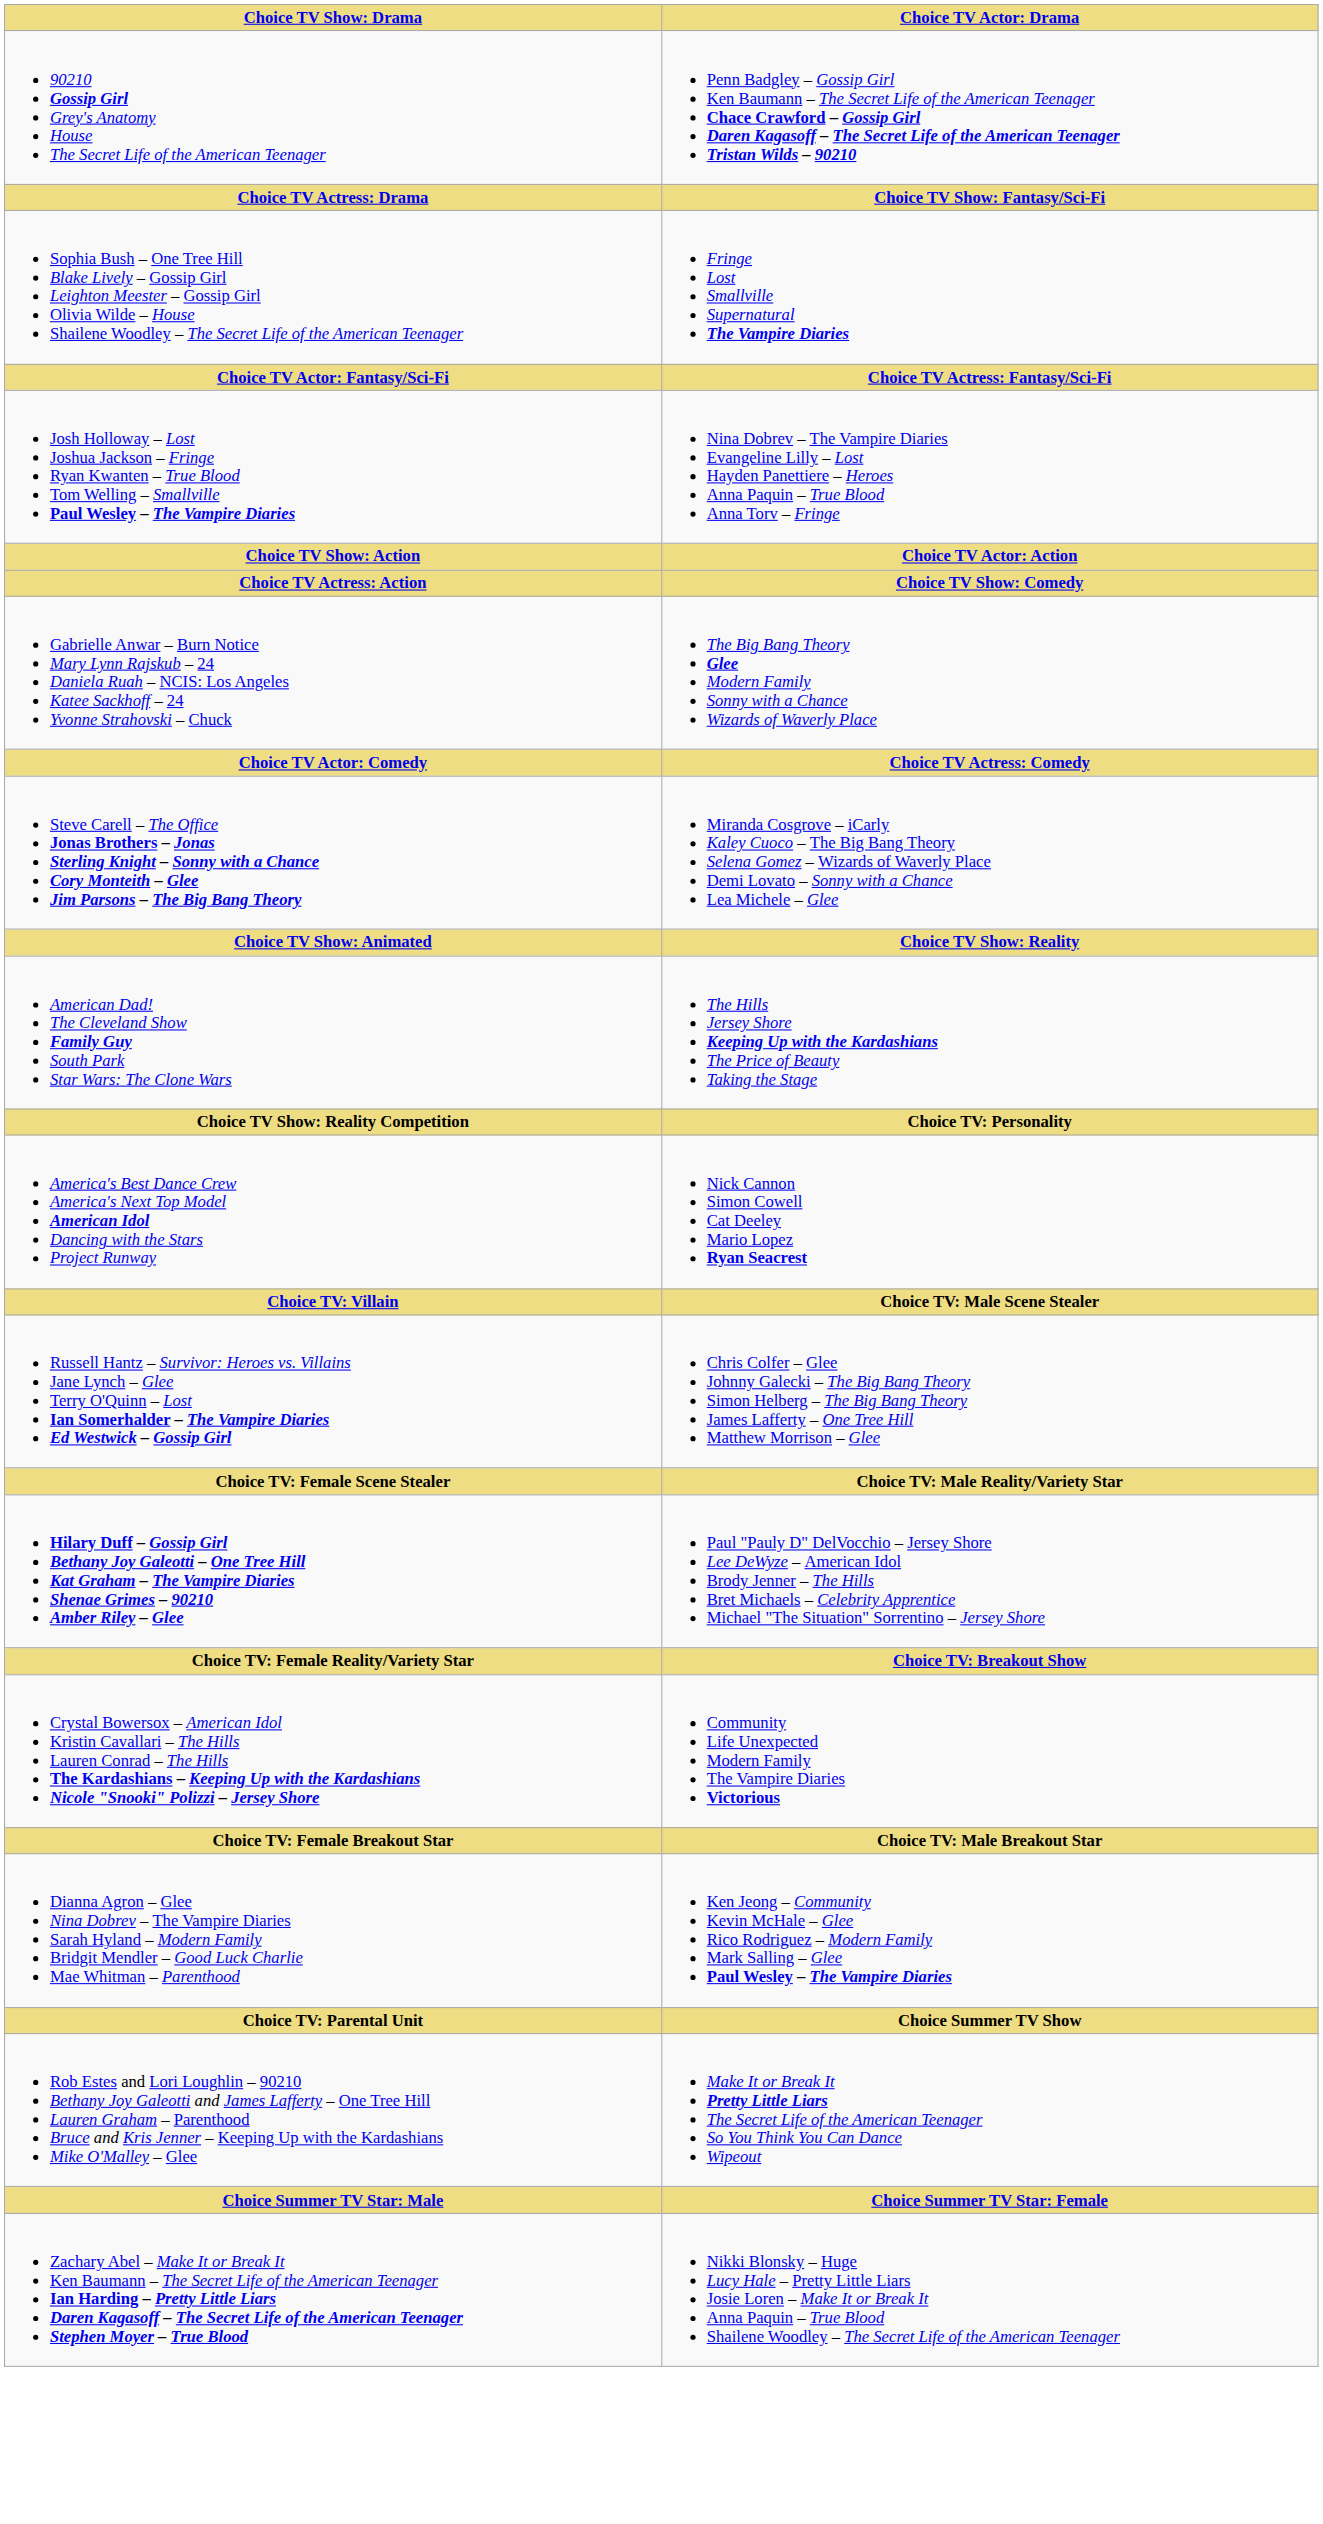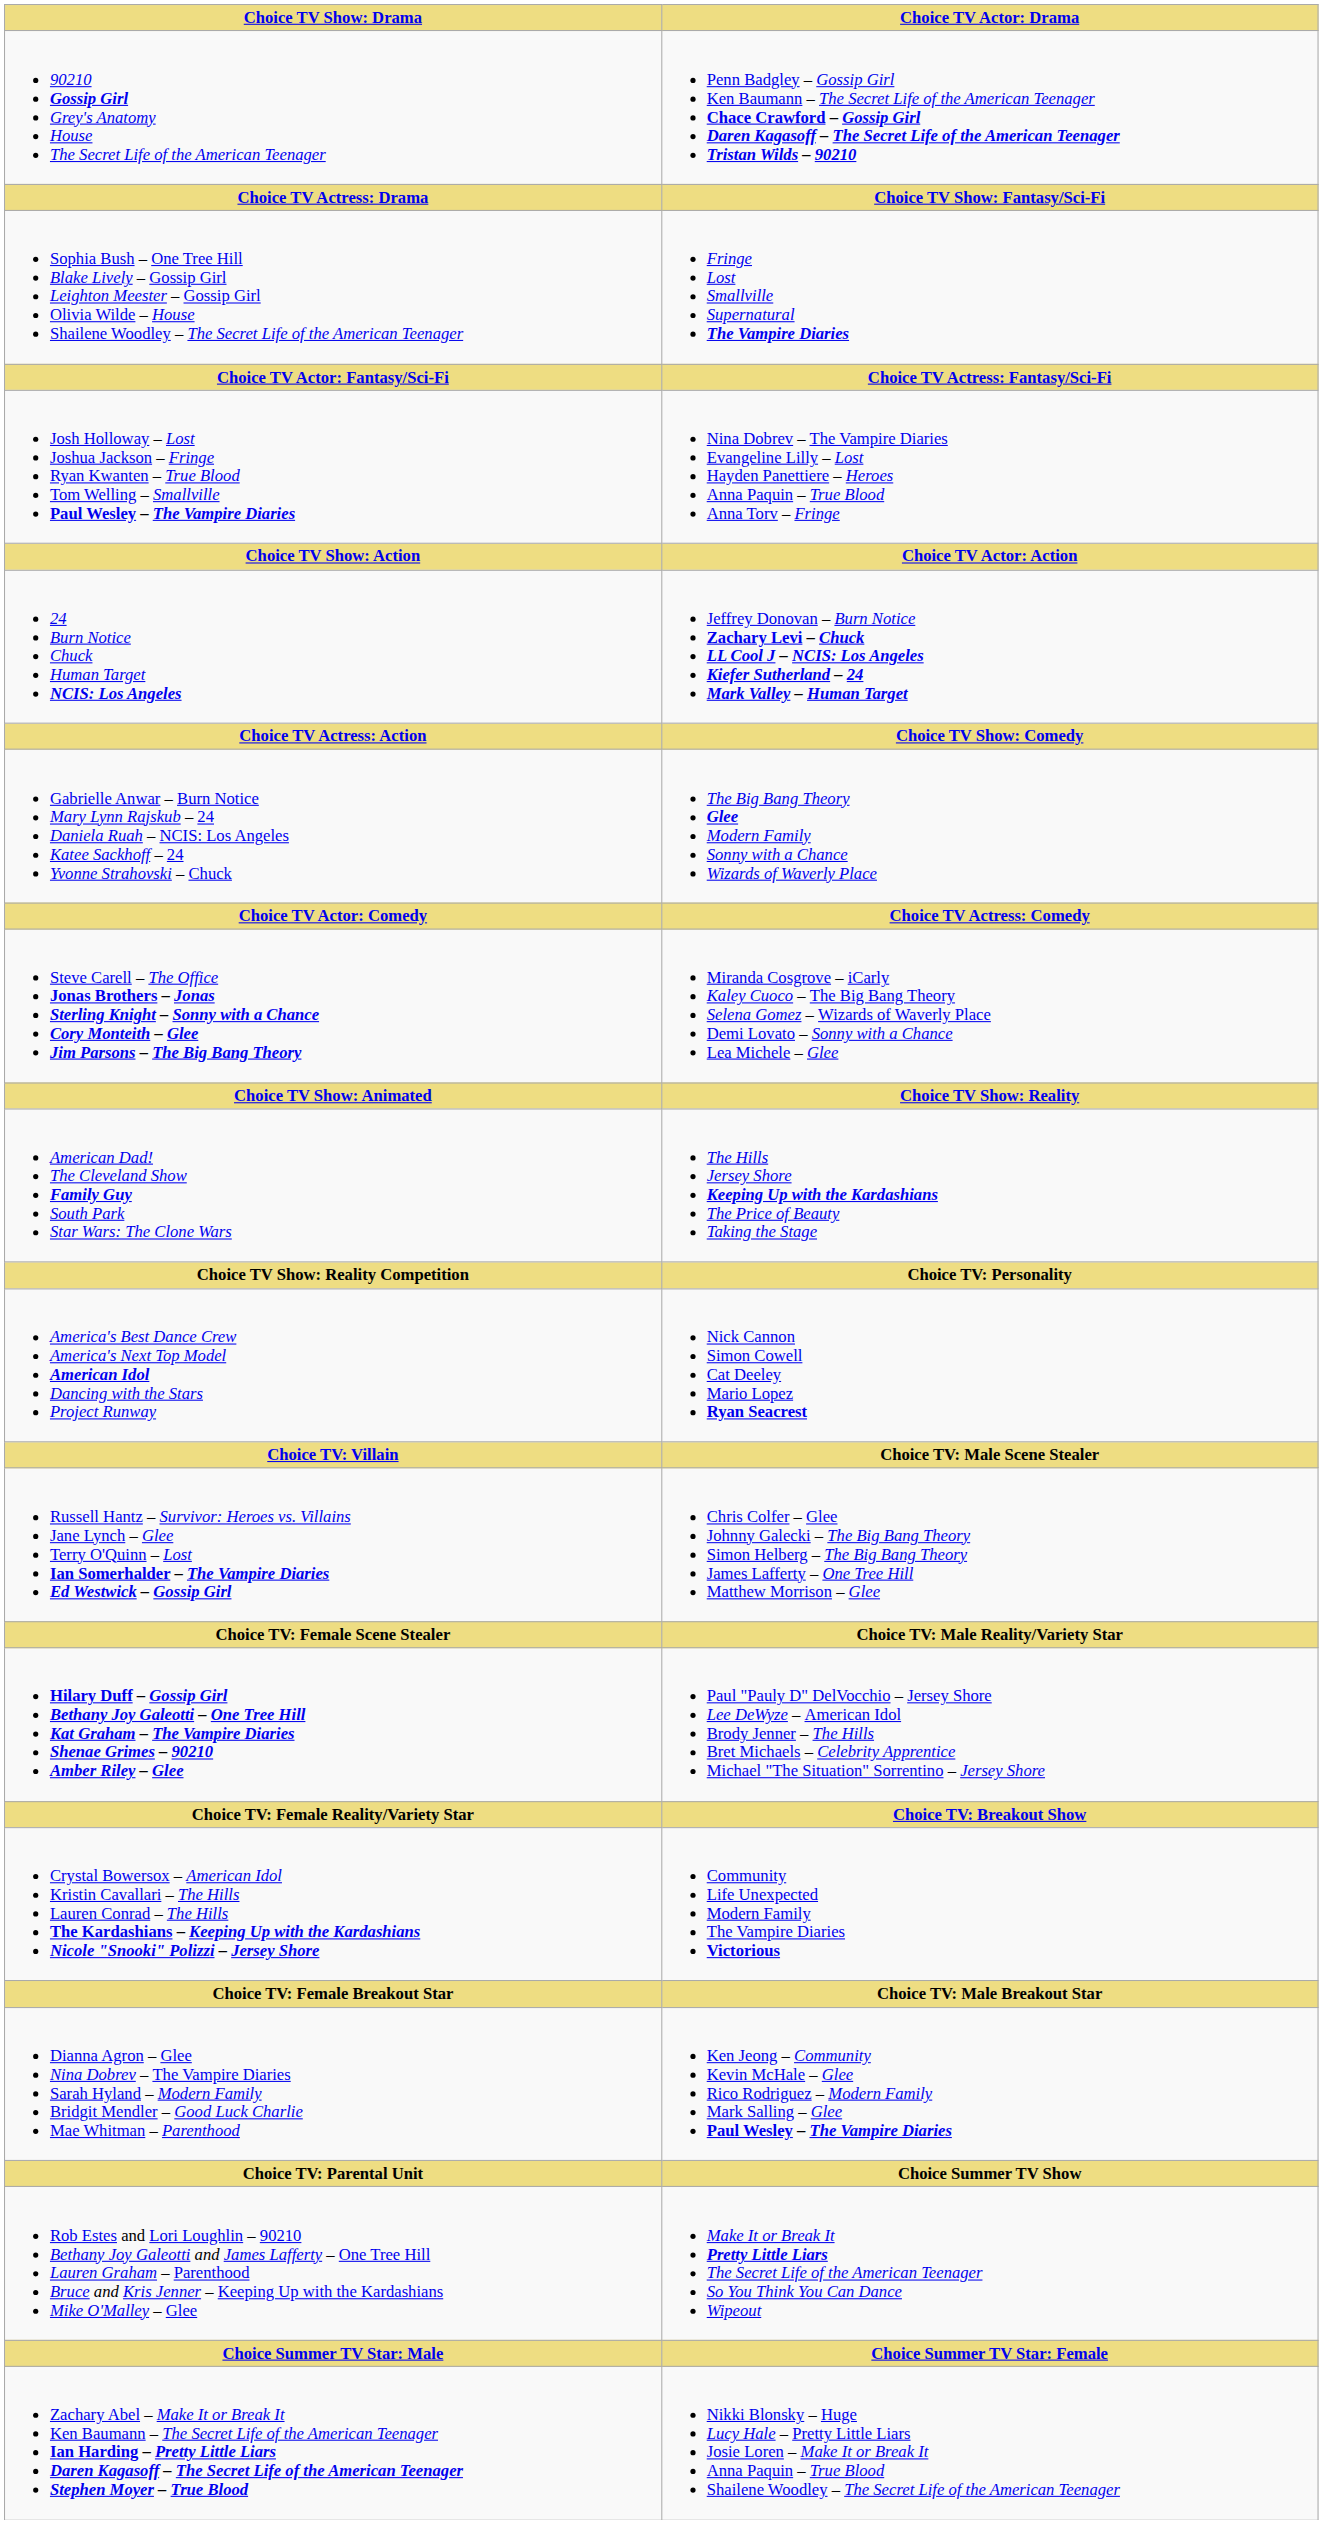+ row: (333, 656)
